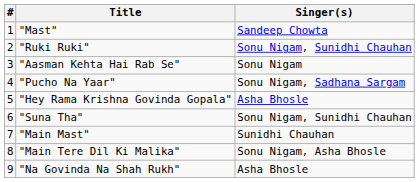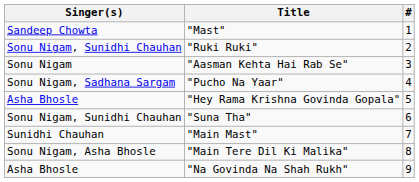columns swapped: (10, 13) <-> (324, 13)
